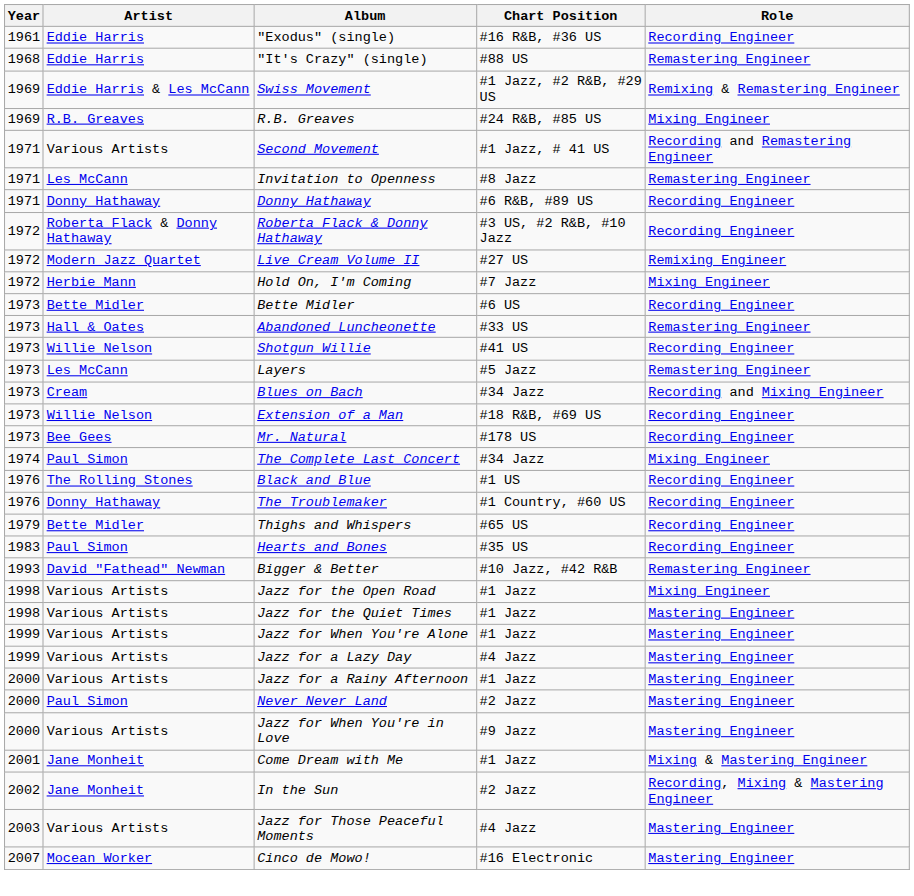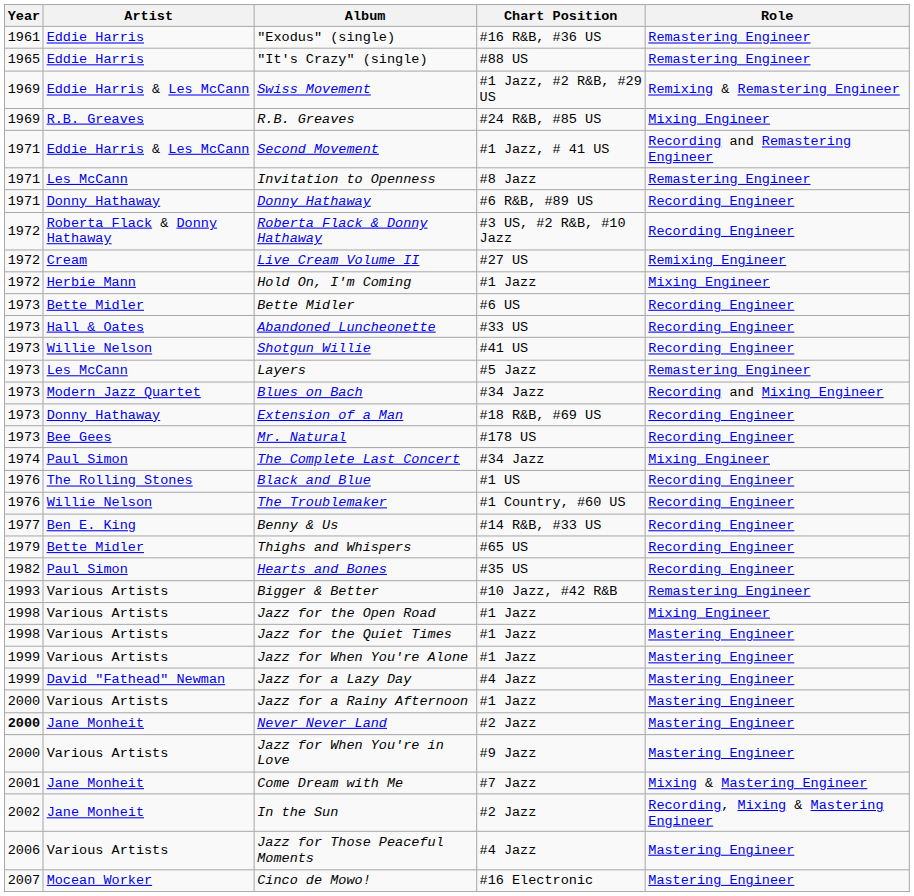(721, 38) Recording Engineer -> (729, 38) Remastering Engineer
(24, 60) 1968 -> (24, 60) 1965
(107, 149) Various Artists -> (148, 149) Eddie Harris & Les McCann
(124, 261) Modern Jazz Quartet -> (67, 261) Cream
(508, 283) #7 Jazz -> (508, 283) #1 Jazz
(729, 327) Remastering Engineer -> (721, 327) Recording Engineer
(67, 393) Cream -> (124, 393) Modern Jazz Quartet
(99, 415) Willie Nelson -> (103, 415) Donny Hathaway
(103, 503) Donny Hathaway -> (99, 503) Willie Nelson
+ row: (298, 525)
(24, 547) 1983 -> (24, 569) 1982
(136, 569) David "Fathead" Newman -> (107, 591) Various Artists
(107, 657) Various Artists -> (136, 679) David "Fathead" Newman
(24, 701) normal -> (24, 723) bold
(87, 701) Paul Simon -> (95, 723) Jane Monheit
(508, 761) #1 Jazz -> (508, 783) #7 Jazz
(24, 828) 2003 -> (24, 851) 2006
